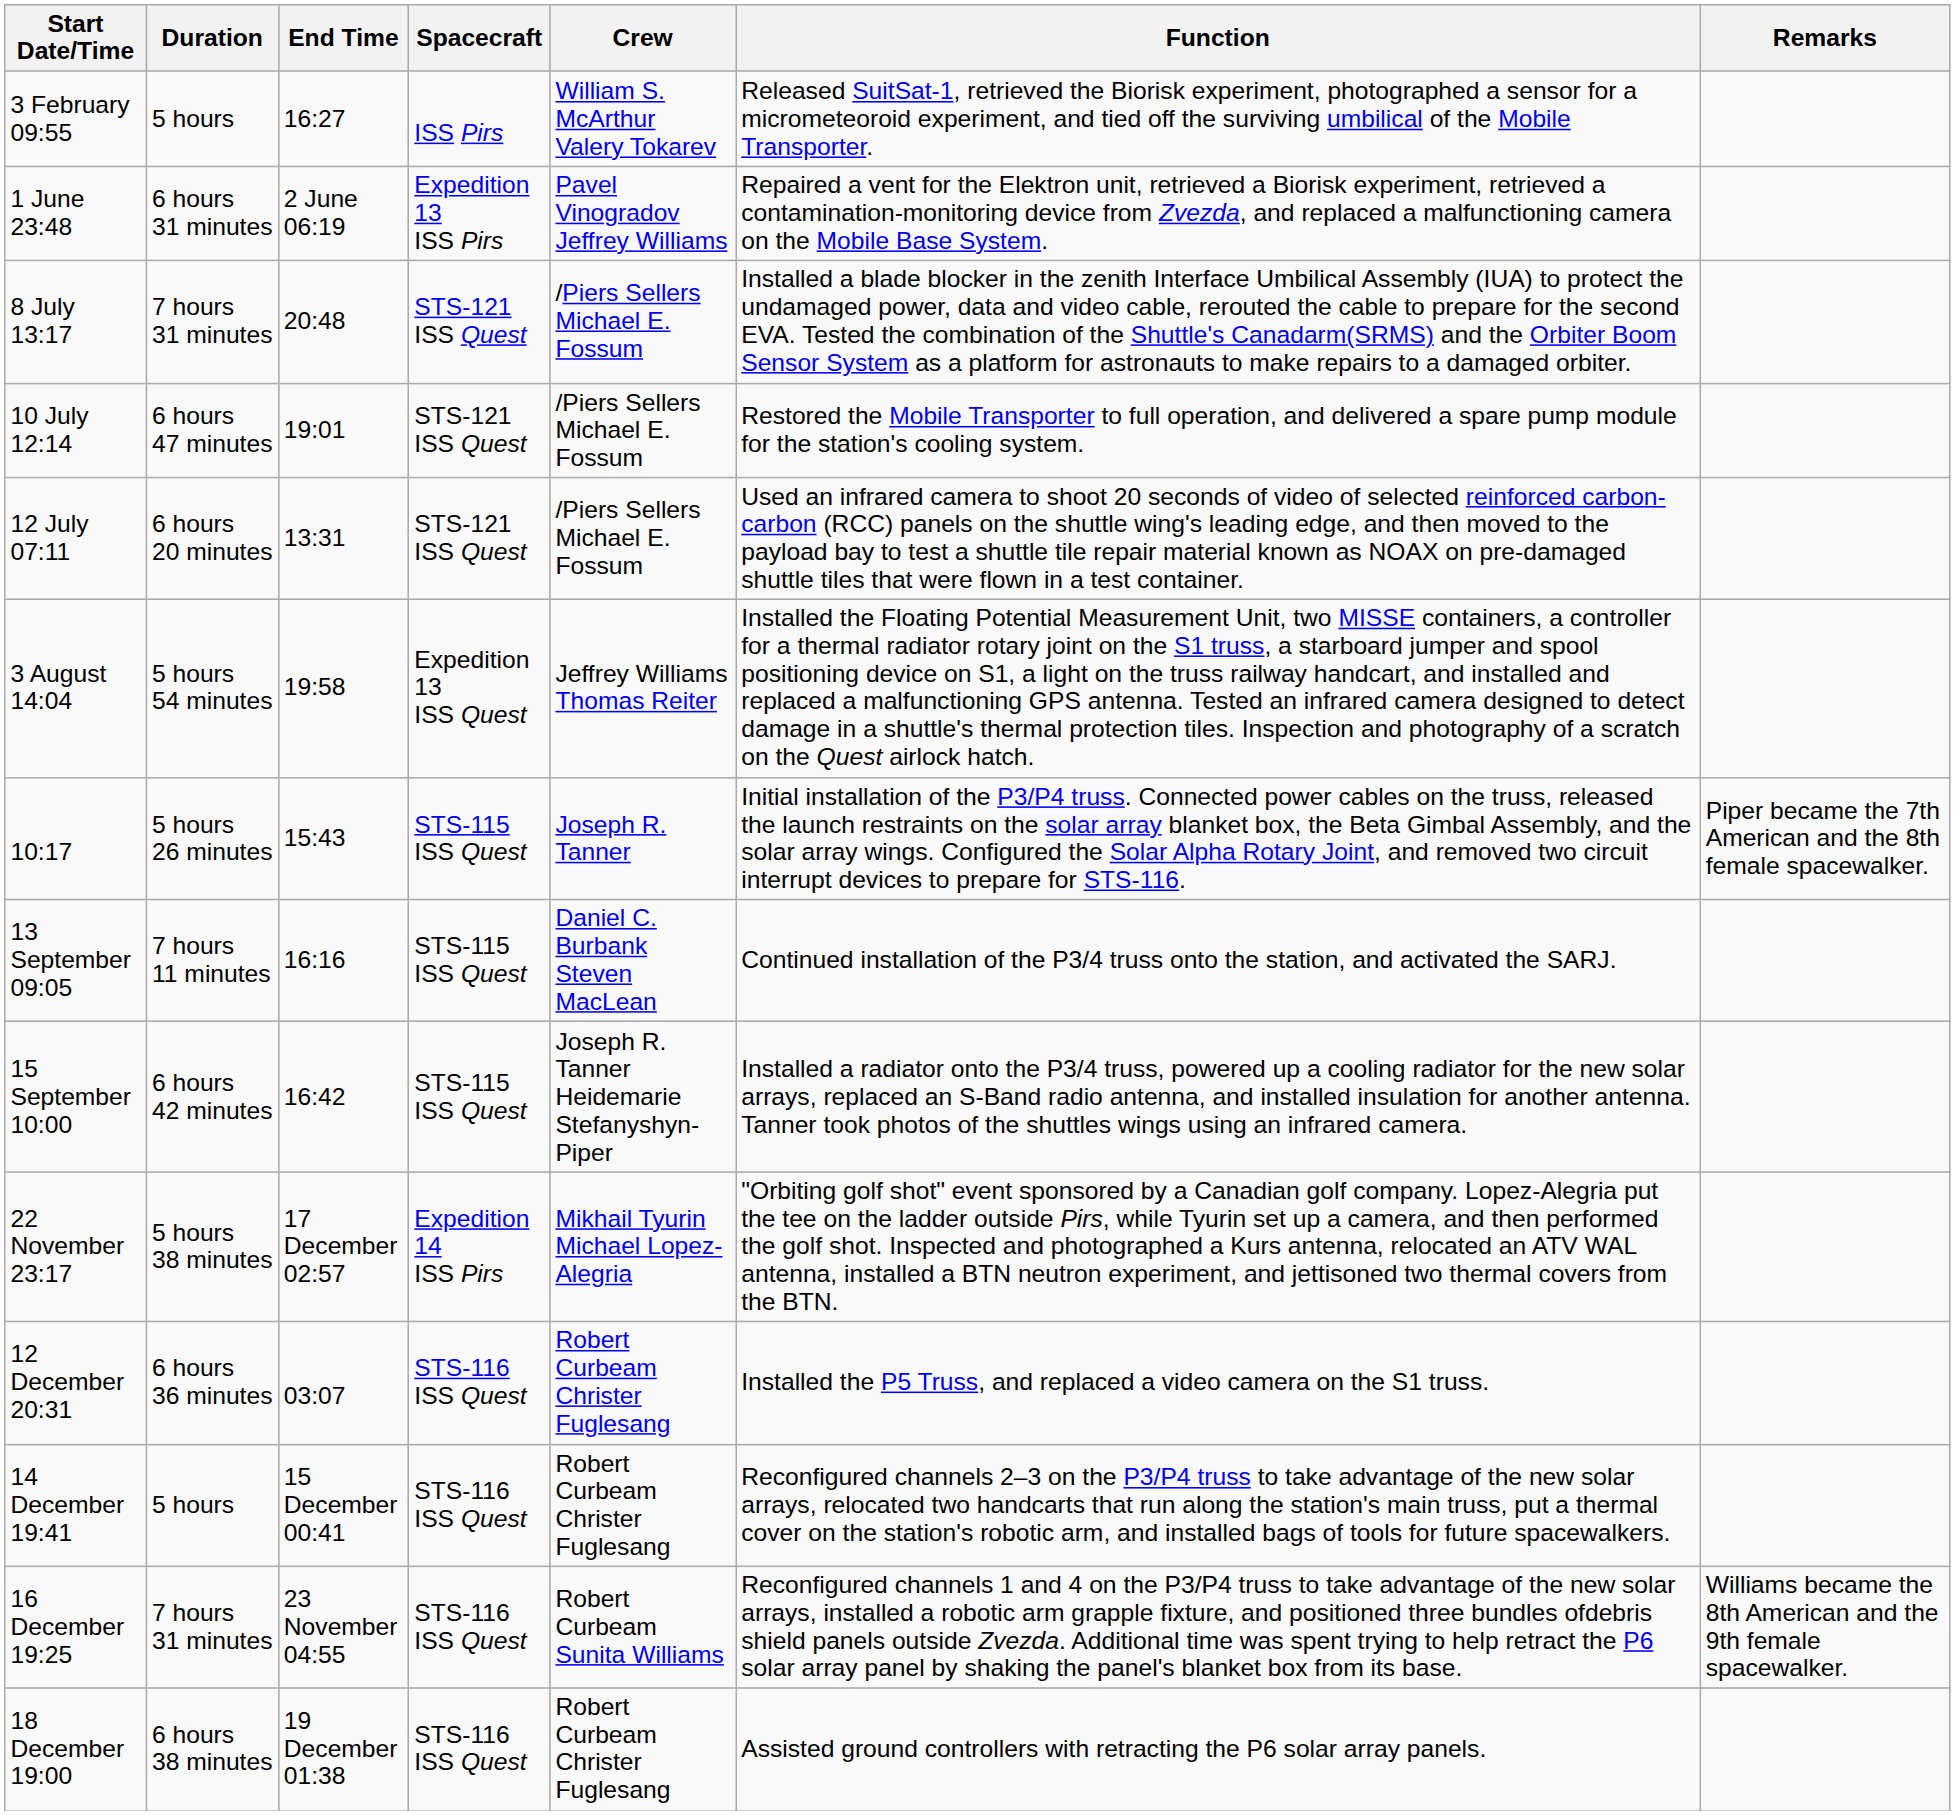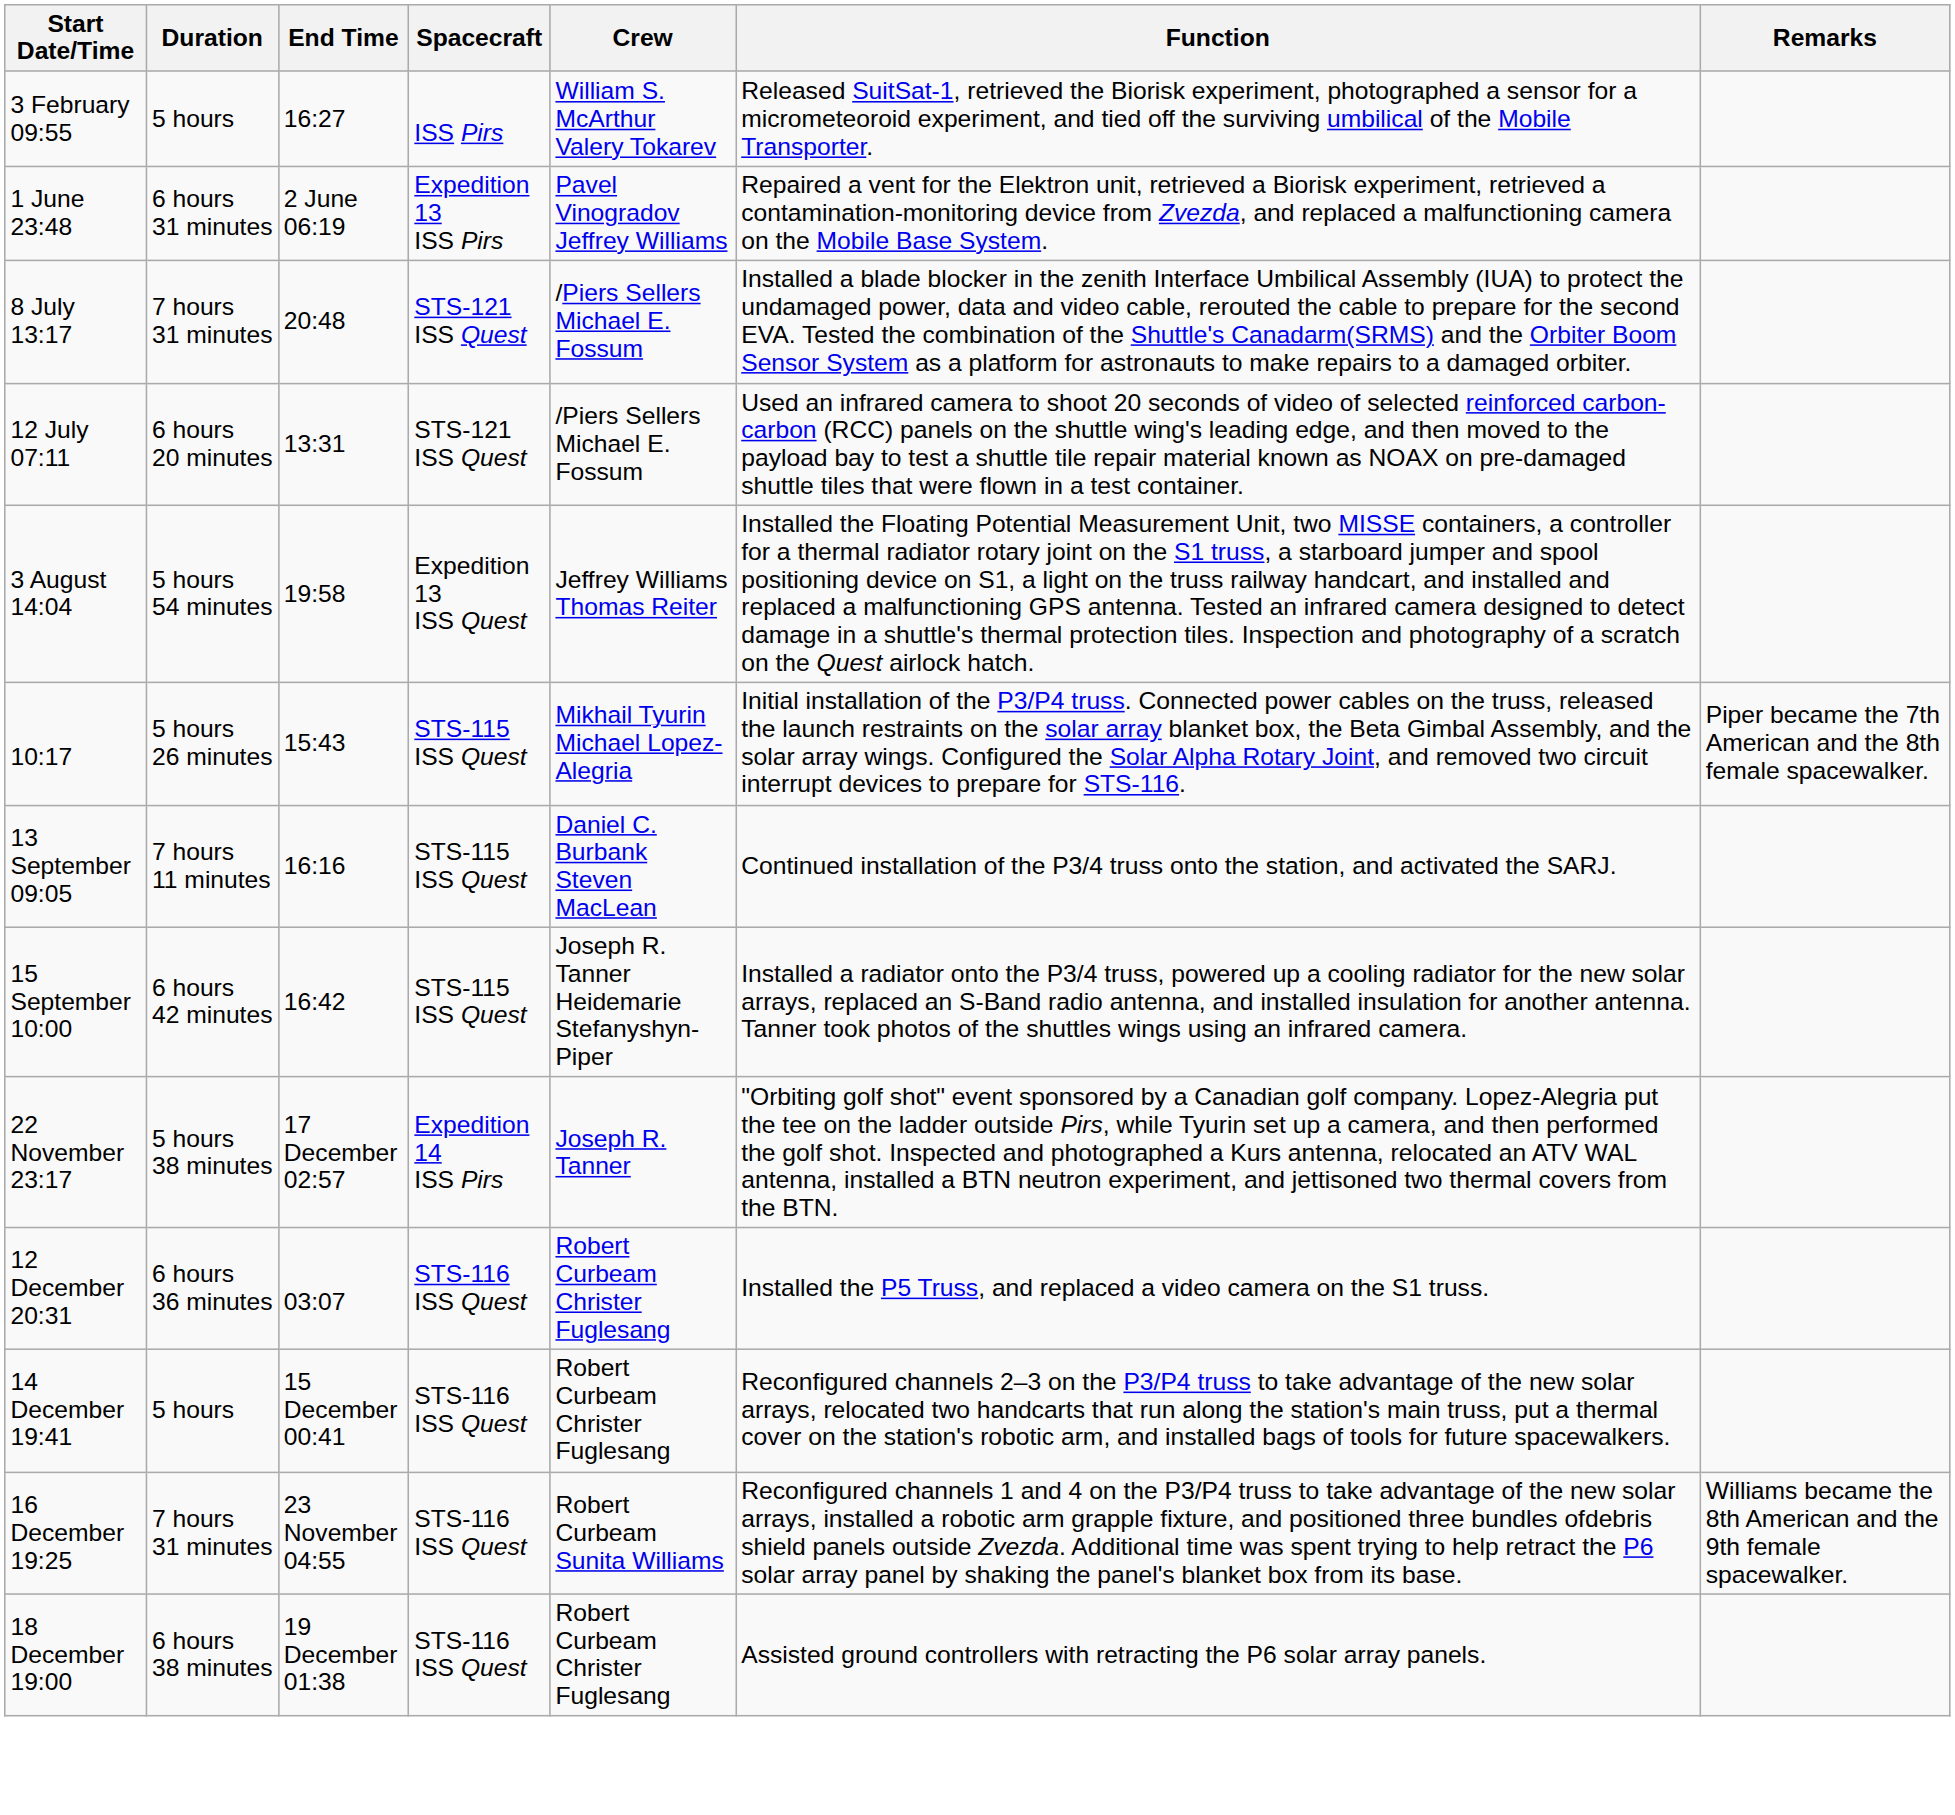- row: (49, 429)
(611, 838) Joseph R. Tanner -> (639, 743) Mikhail Tyurin Michael Lopez-Alegria
(639, 1246) Mikhail Tyurin Michael Lopez-Alegria -> (611, 1151) Joseph R. Tanner
